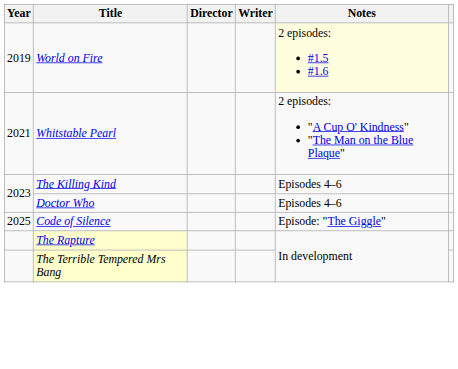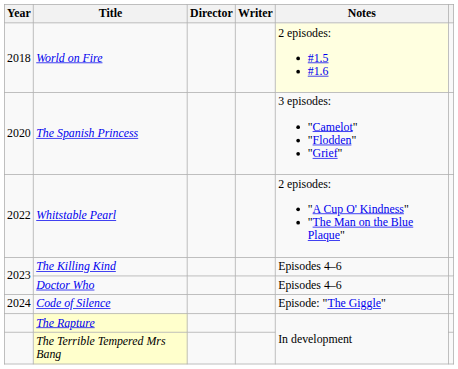(19, 57) 2019 -> (19, 57) 2018
+ row: (87, 133)
(19, 133) 2021 -> (19, 216) 2022
(19, 221) 2025 -> (19, 304) 2024
